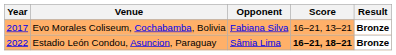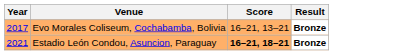- column: (259, 12)
(17, 43) 2022 -> (17, 43) 2021
